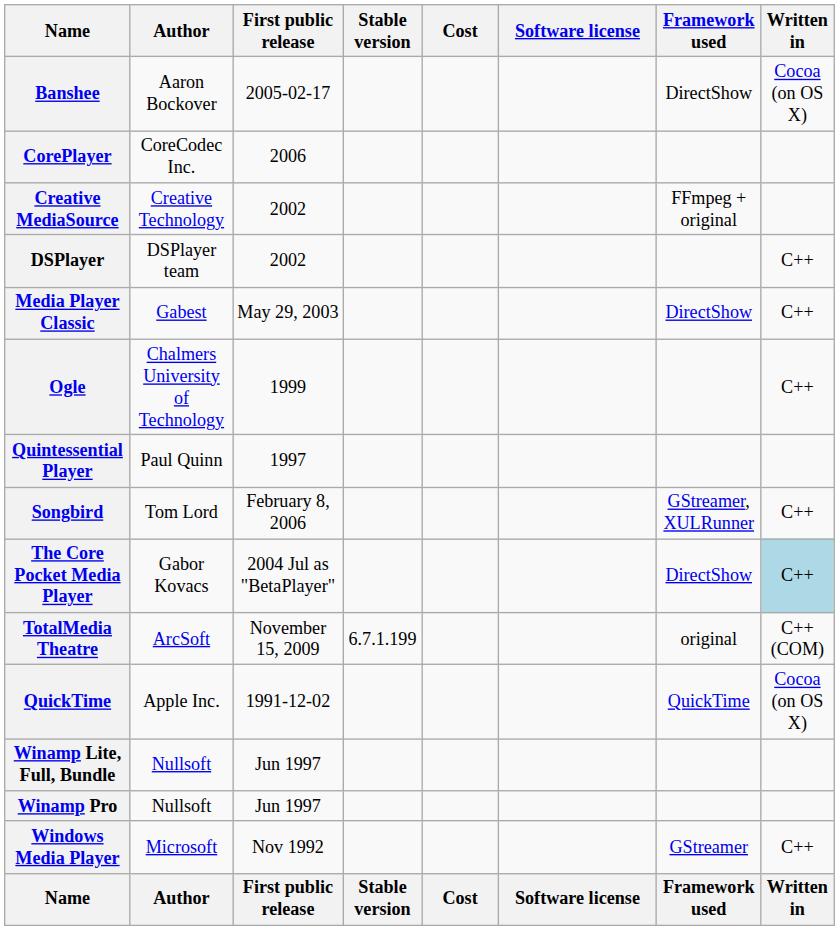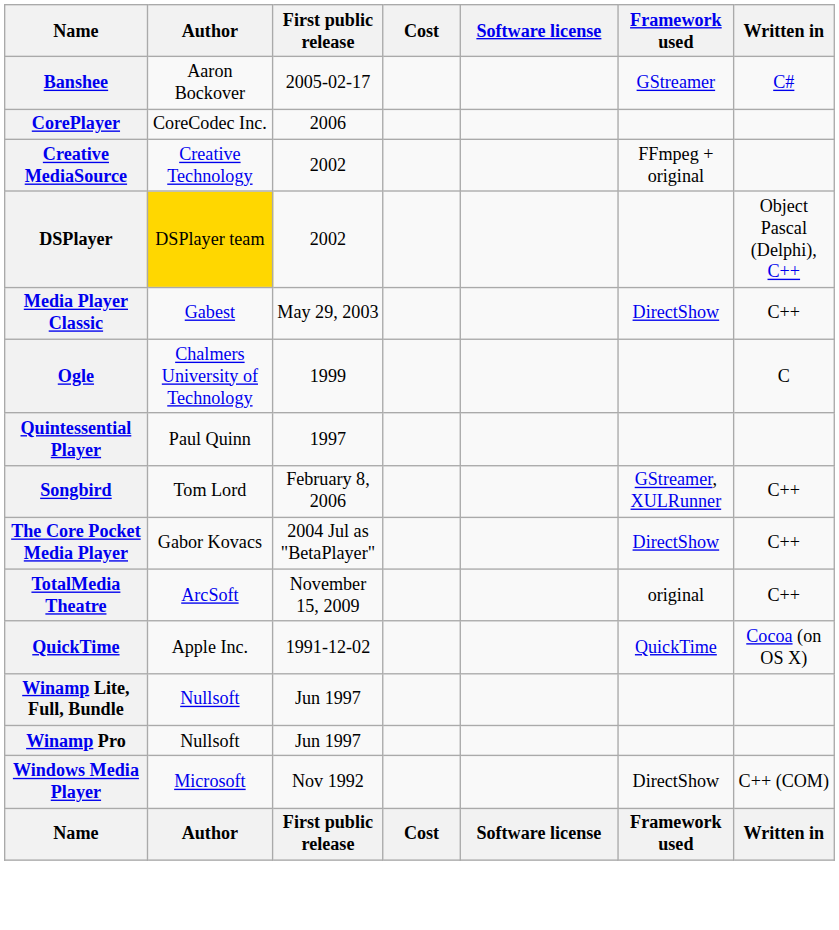- column: (383, 30)
(709, 93) DirectShow -> (676, 82) GStreamer
(797, 93) Cocoa (on OS X) -> (784, 82) C#
(181, 261) no background -> (210, 239) gold background
(797, 261) C++ -> (784, 239) Object Pascal (Delphi), C++
(797, 387) C++ -> (784, 376) C
(797, 575) lightblue background -> (784, 543) no background
(797, 638) C++ (COM) -> (784, 595) C++
(709, 847) GStreamer -> (676, 782) DirectShow
(797, 847) C++ -> (784, 782) C++ (COM)
